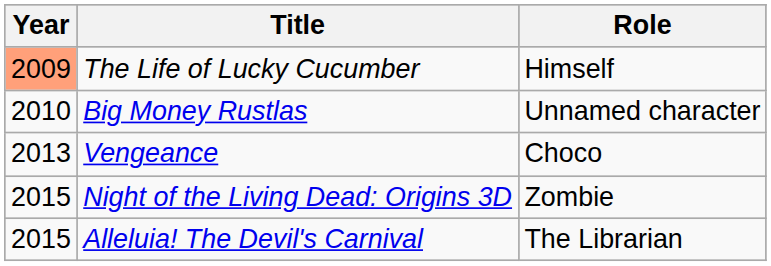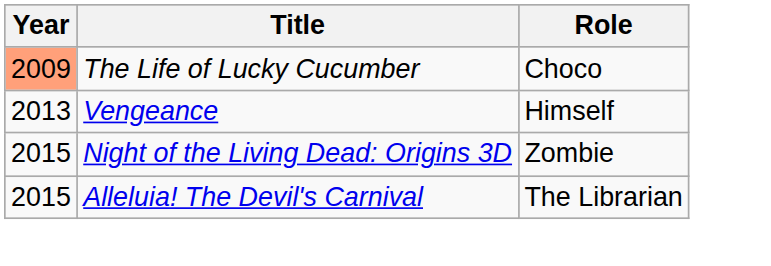(569, 68) Himself -> (563, 68) Choco
- row: (195, 111)
(563, 153) Choco -> (569, 111) Himself
